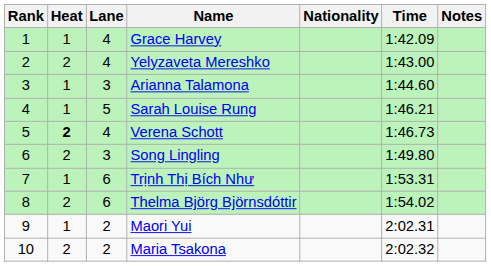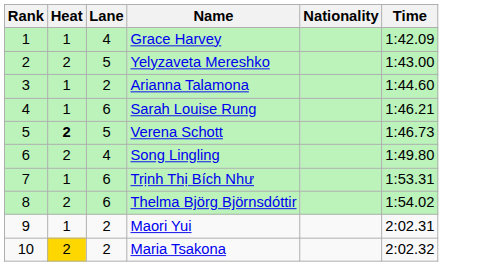- column: (462, 16)
(107, 62) 4 -> (107, 62) 5
(107, 86) 3 -> (107, 86) 2
(107, 109) 5 -> (107, 109) 6
(107, 132) 4 -> (107, 132) 5
(107, 156) 3 -> (107, 156) 4
(67, 249) no background -> (67, 249) gold background
